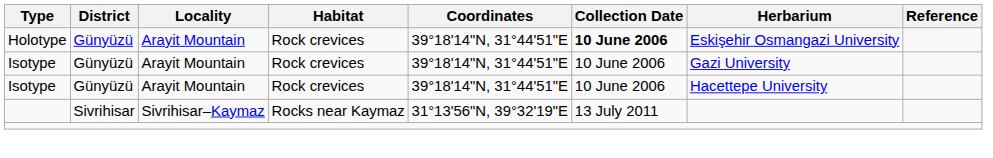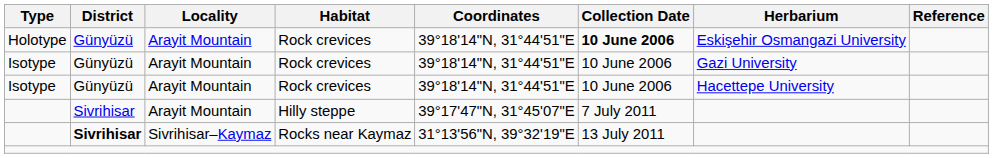+ row: (37, 111)
(104, 110) normal -> (107, 134) bold
